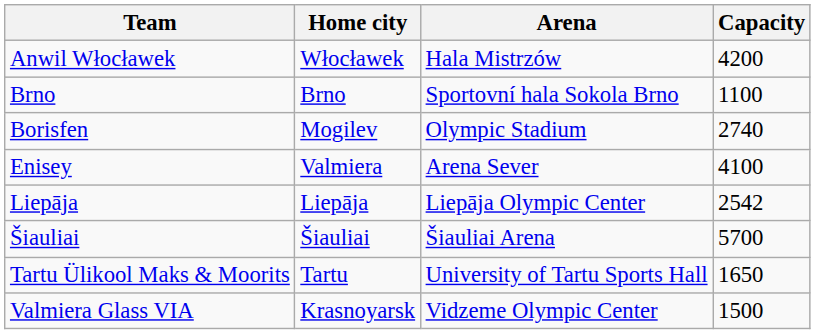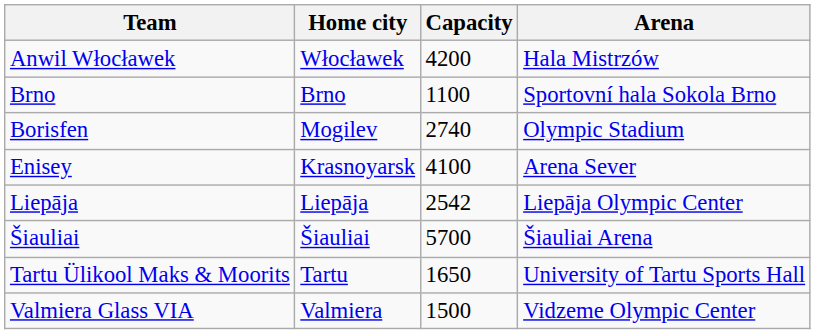columns swapped: (567, 22) <-> (762, 22)
(341, 166) Valmiera -> (358, 166) Krasnoyarsk
(358, 310) Krasnoyarsk -> (341, 310) Valmiera
